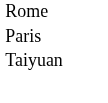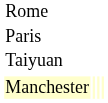+ row: (47, 87)
